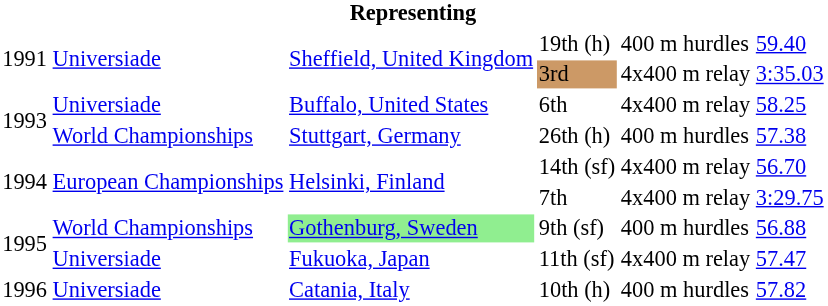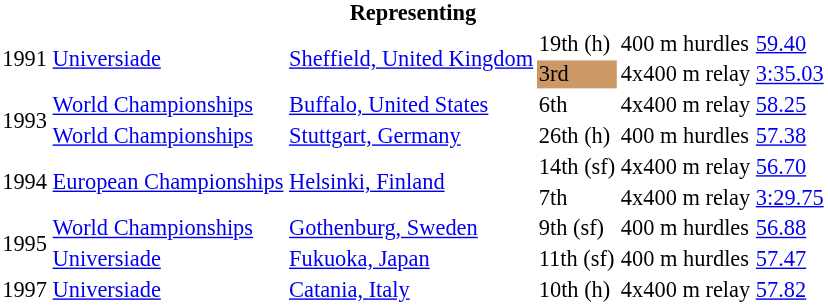(107, 104) Universiade -> (153, 104) World Championships
(383, 228) lightgreen background -> (383, 228) no background
(686, 258) 4x400 m relay -> (685, 258) 400 m hurdles
(25, 289) 1996 -> (25, 289) 1997
(685, 289) 400 m hurdles -> (686, 289) 4x400 m relay
